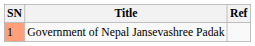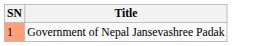- column: (239, 13)
